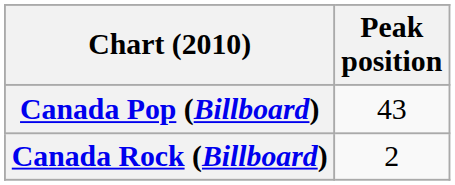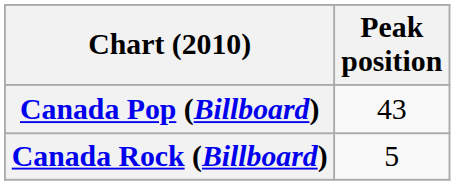(392, 155) 2 -> (392, 155) 5
